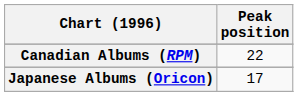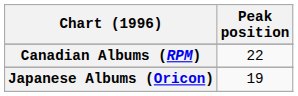(255, 79) 17 -> (255, 79) 19
